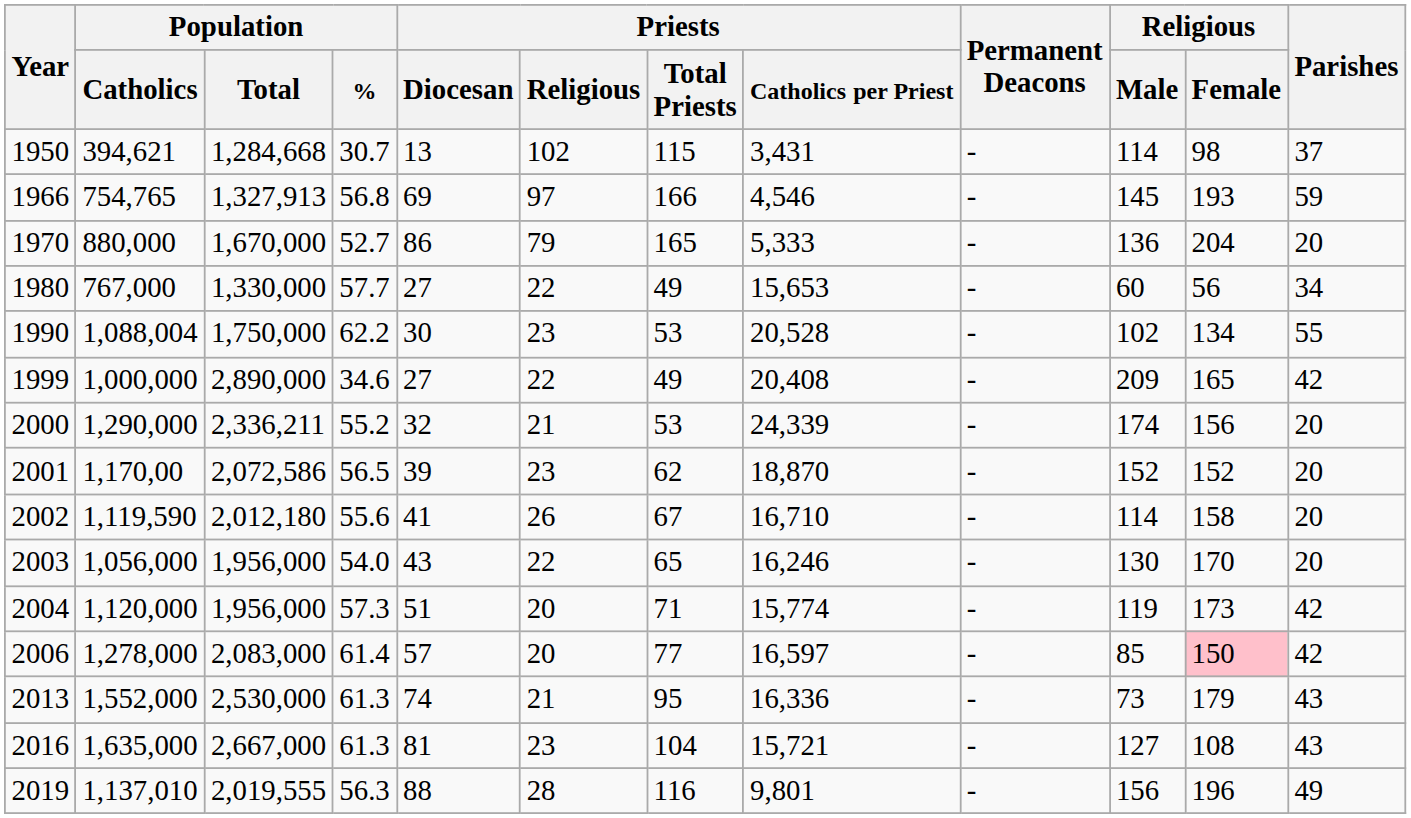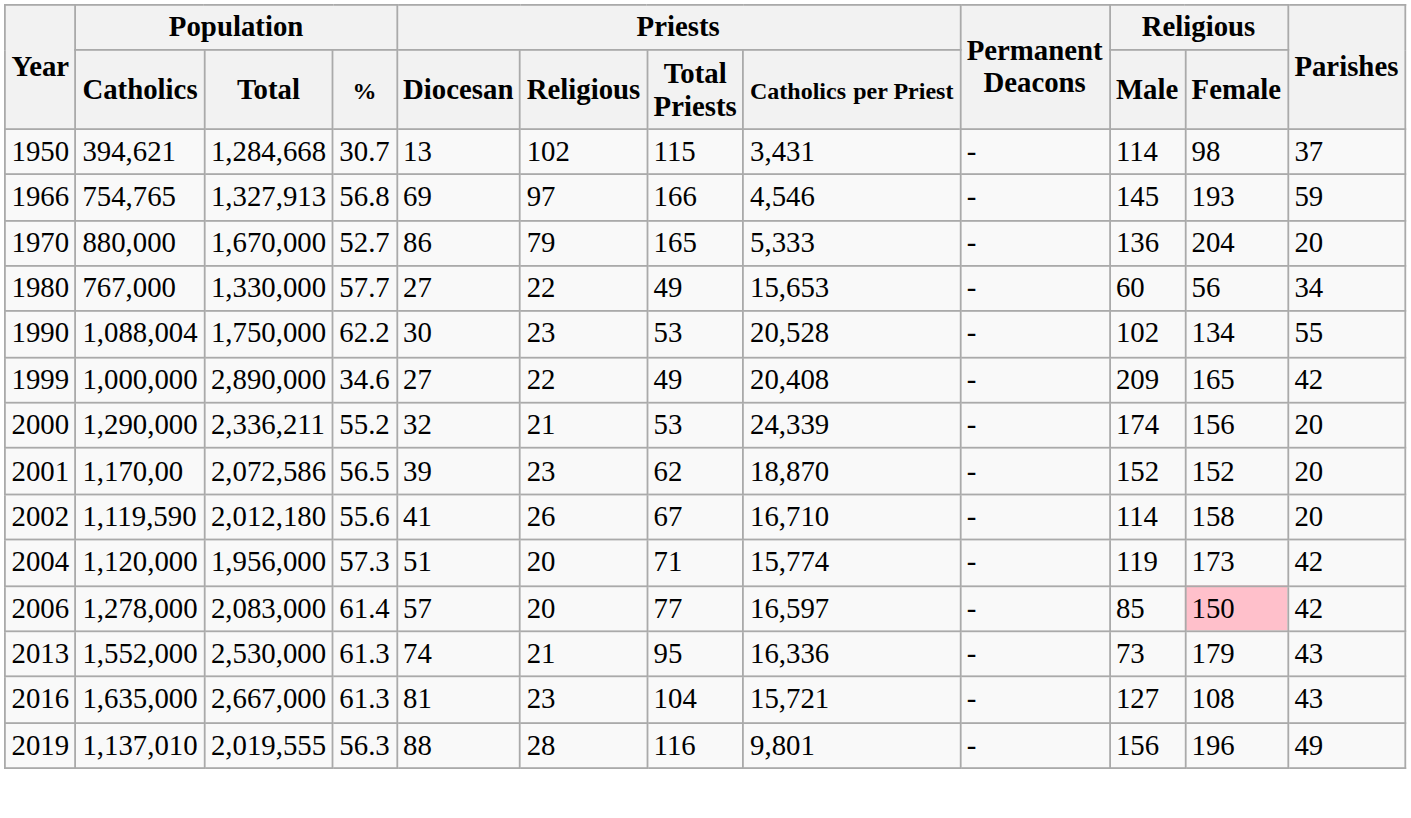- row: (40, 562)
